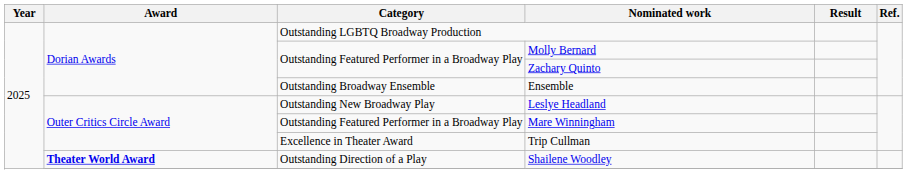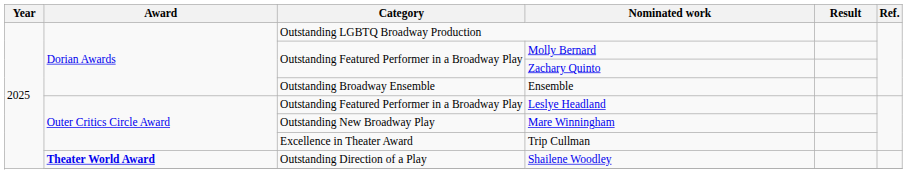(357, 104) Outstanding New Broadway Play -> (401, 104) Outstanding Featured Performer in a Broadway Play
(401, 123) Outstanding Featured Performer in a Broadway Play -> (357, 123) Outstanding New Broadway Play
